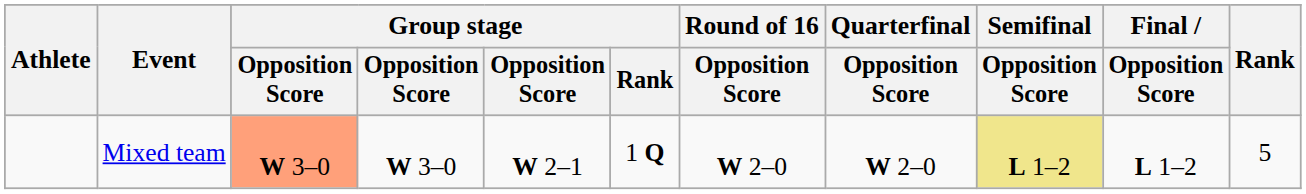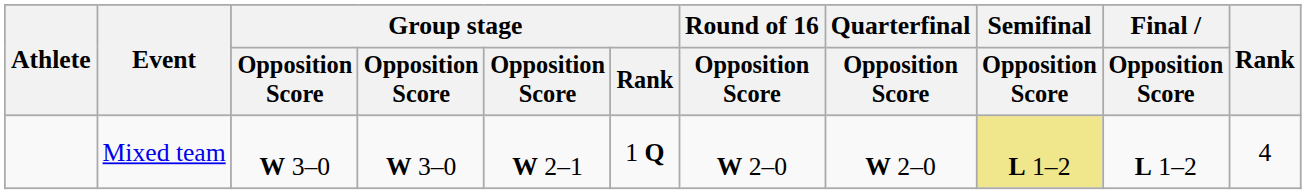(295, 167) lightsalmon background -> (295, 167) no background
(1265, 151) 5 -> (1265, 151) 4
